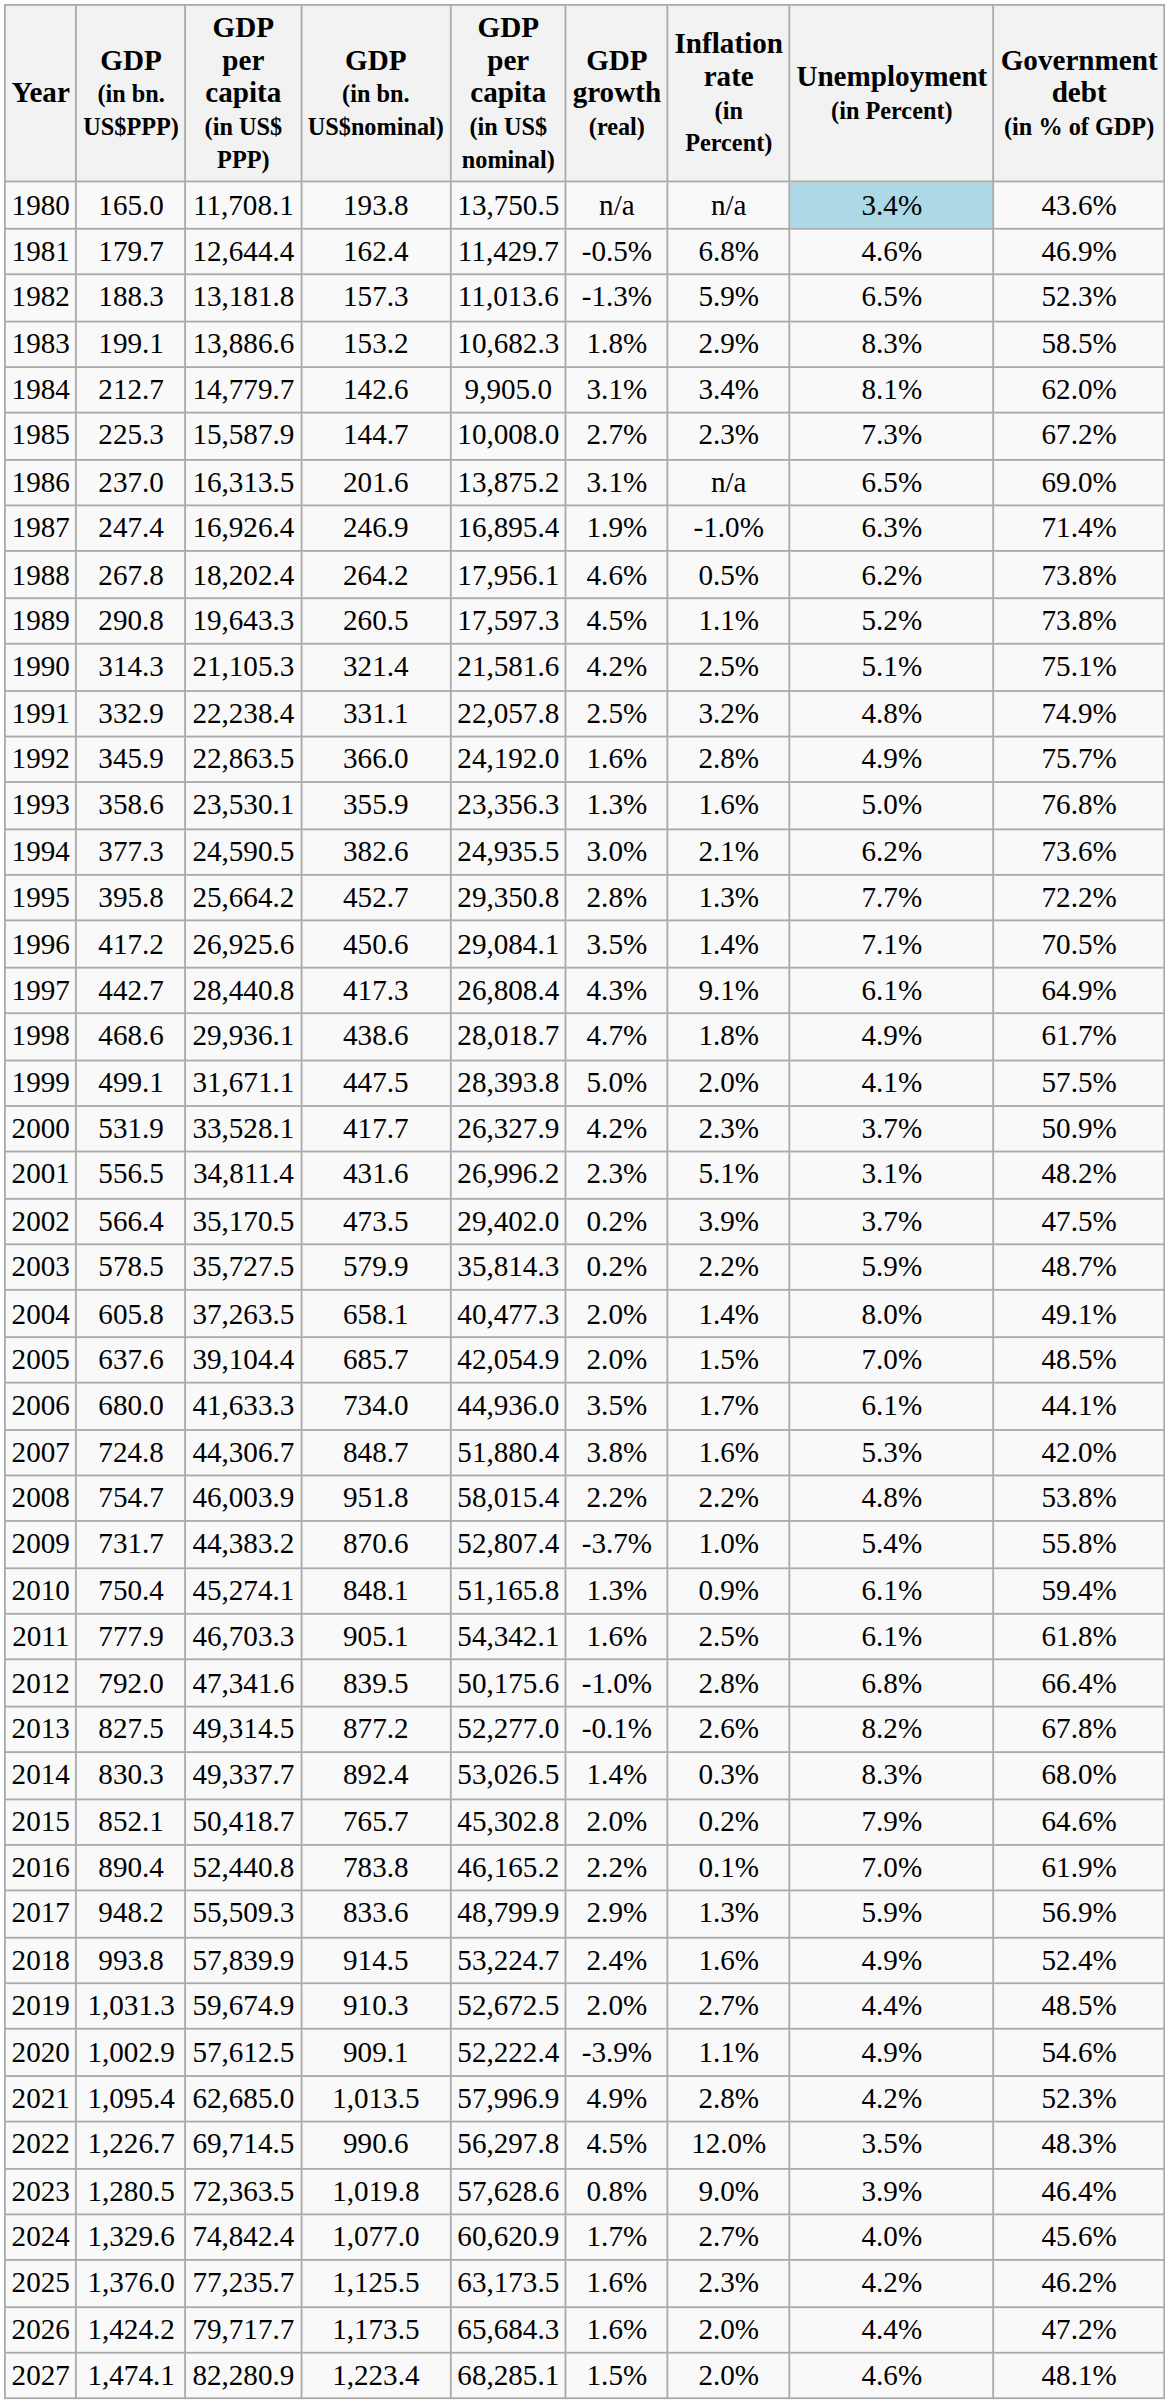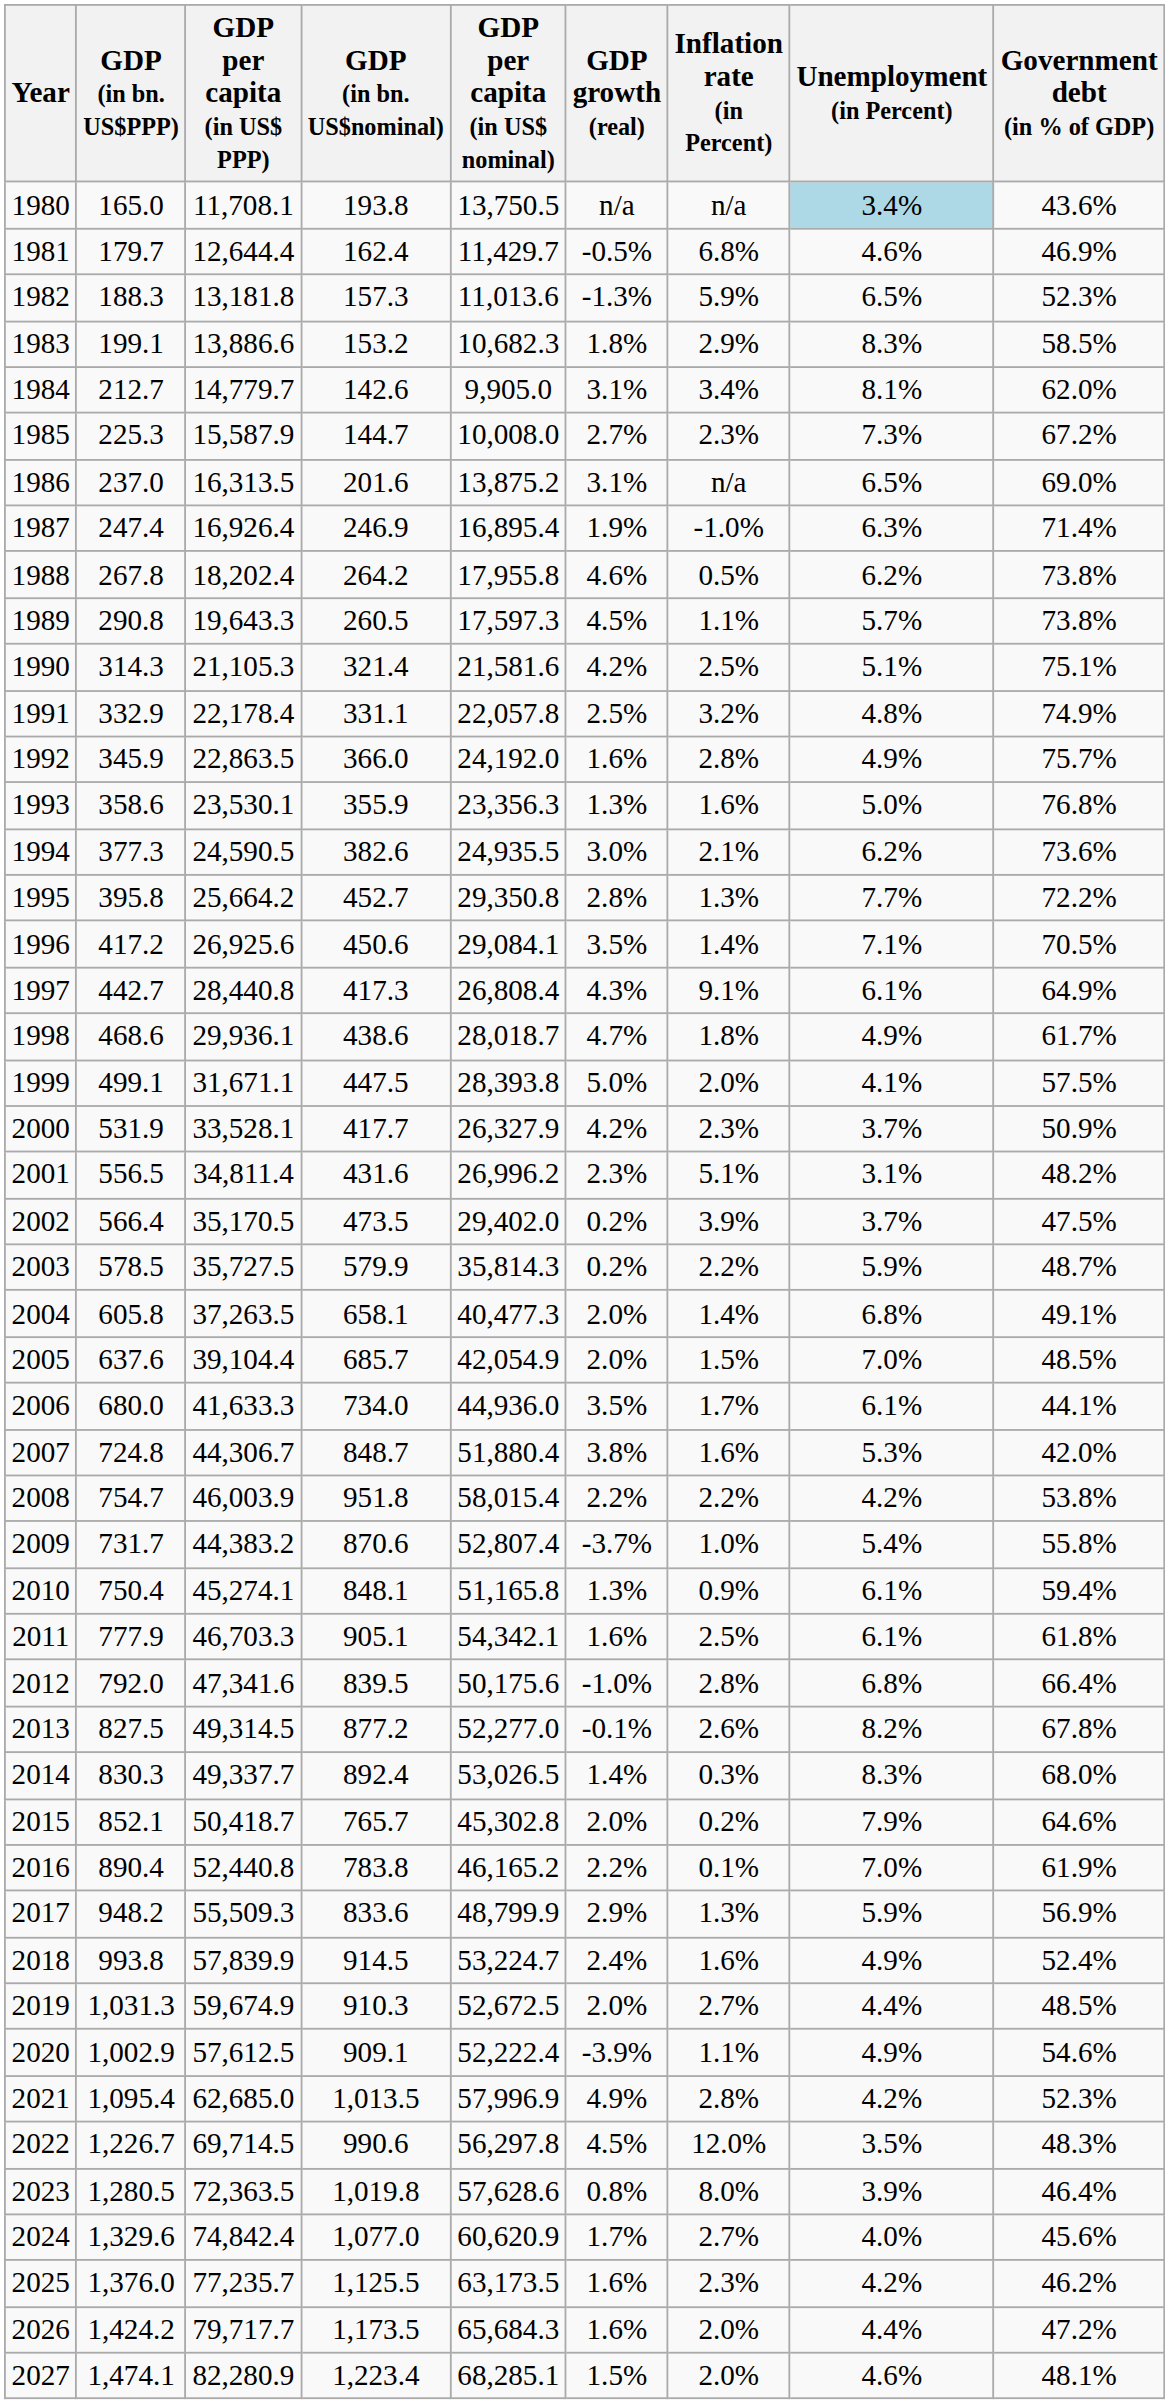(508, 574) 17,956.1 -> (508, 574) 17,955.8
(892, 620) 5.2% -> (892, 620) 5.7%
(243, 712) 22,238.4 -> (243, 712) 22,178.4
(892, 1313) 8.0% -> (892, 1313) 6.8%
(892, 1497) 4.8% -> (892, 1497) 4.2%
(729, 2190) 9.0% -> (729, 2190) 8.0%
